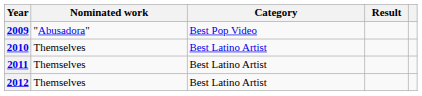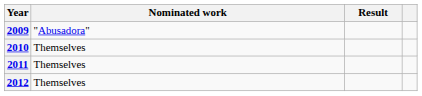- column: (276, 13)
